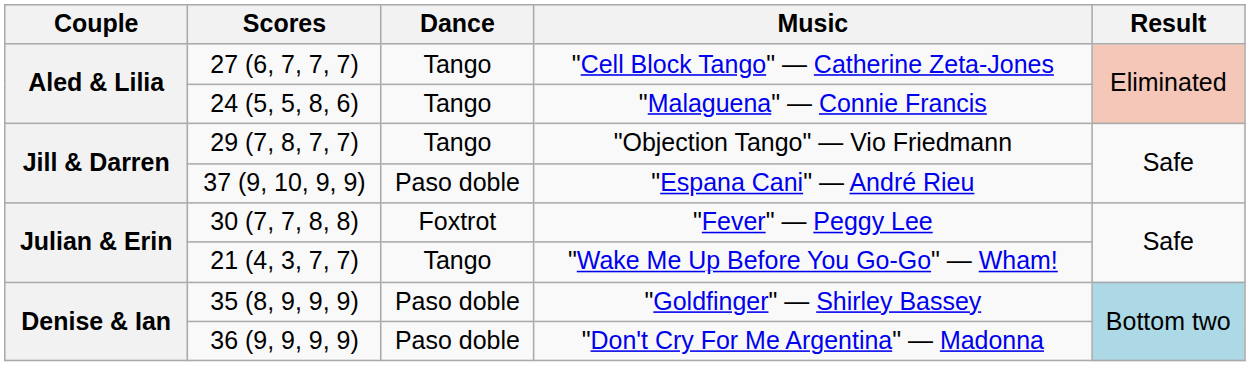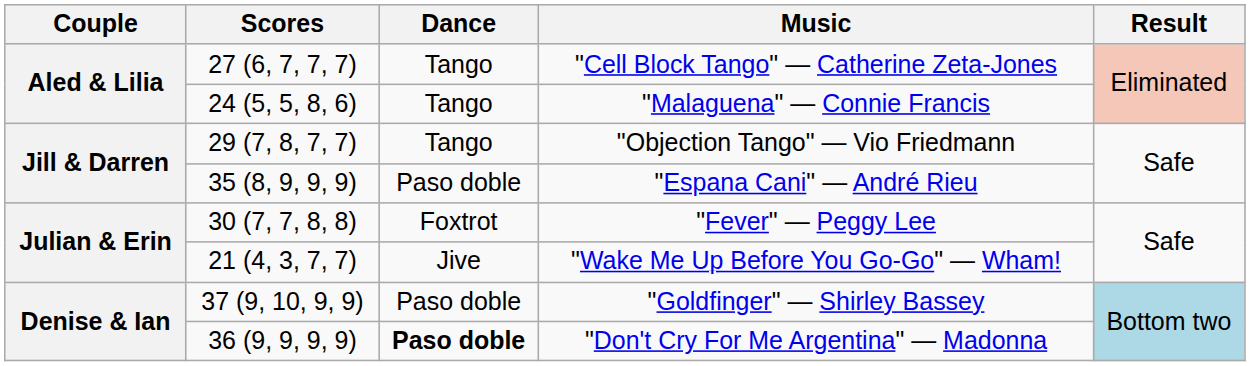(285, 182) 37 (9, 10, 9, 9) -> (282, 182) 35 (8, 9, 9, 9)
(457, 261) Tango -> (459, 261) Jive
(285, 301) 35 (8, 9, 9, 9) -> (282, 301) 37 (9, 10, 9, 9)
(457, 340) normal -> (459, 340) bold
